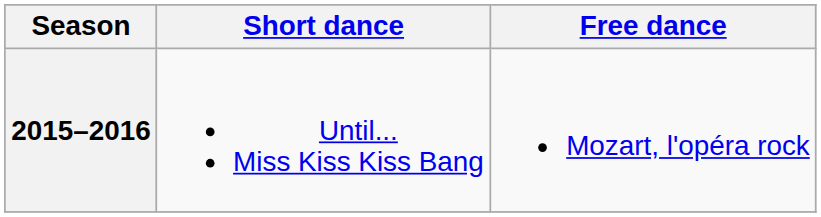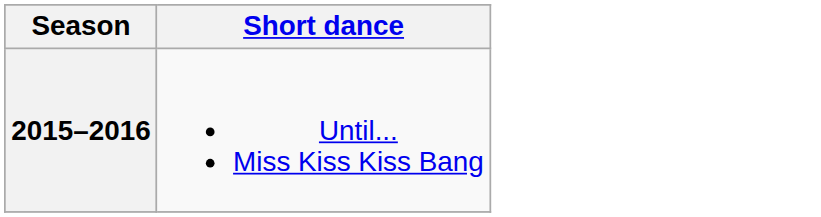- column: (653, 26)
